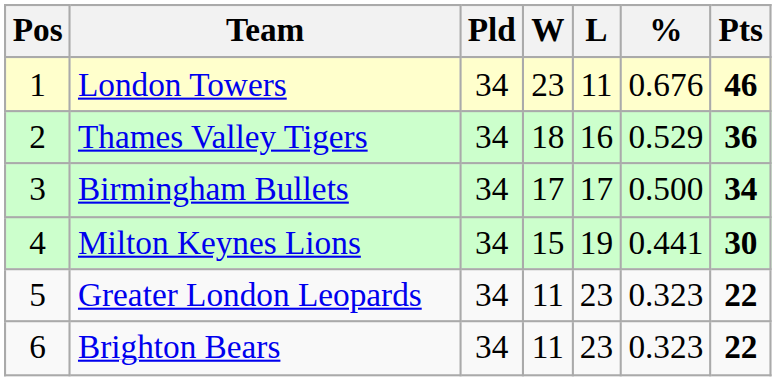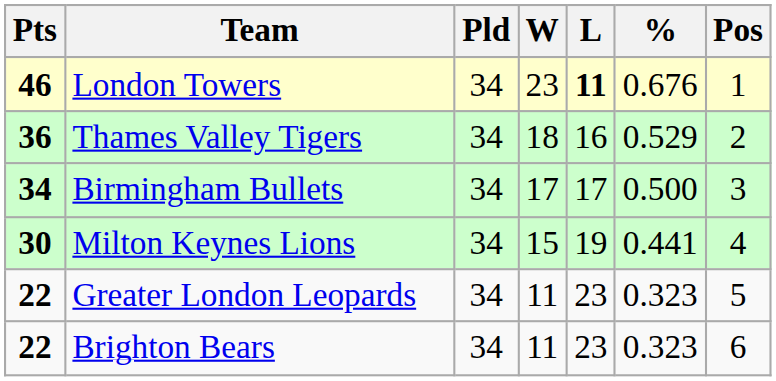columns swapped: (38, 30) <-> (741, 30)
(596, 83) normal -> (591, 83) bold
